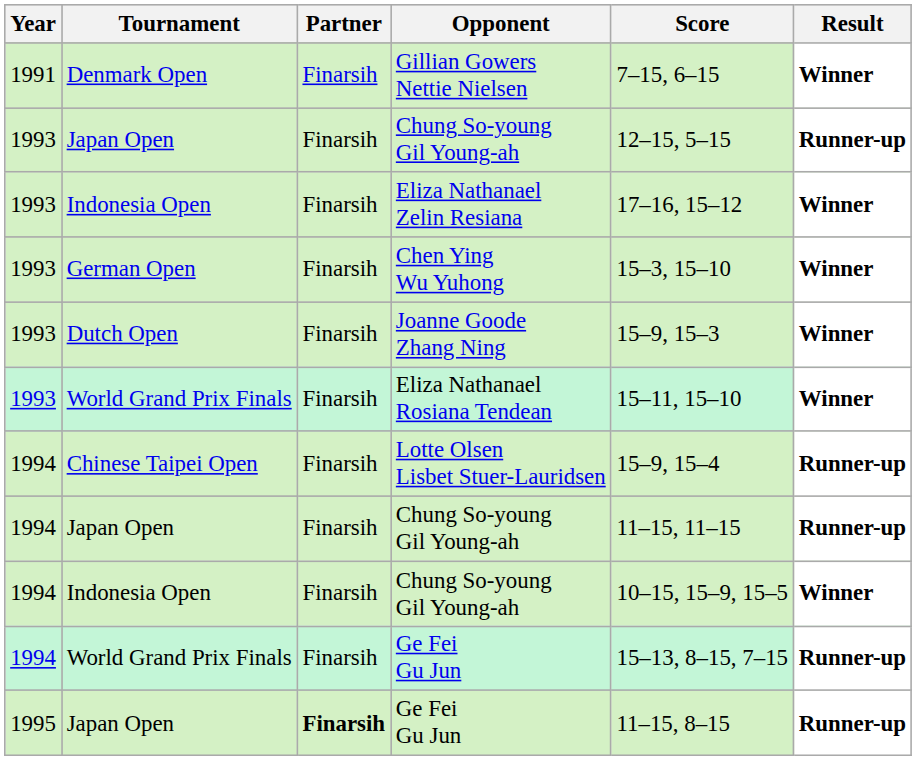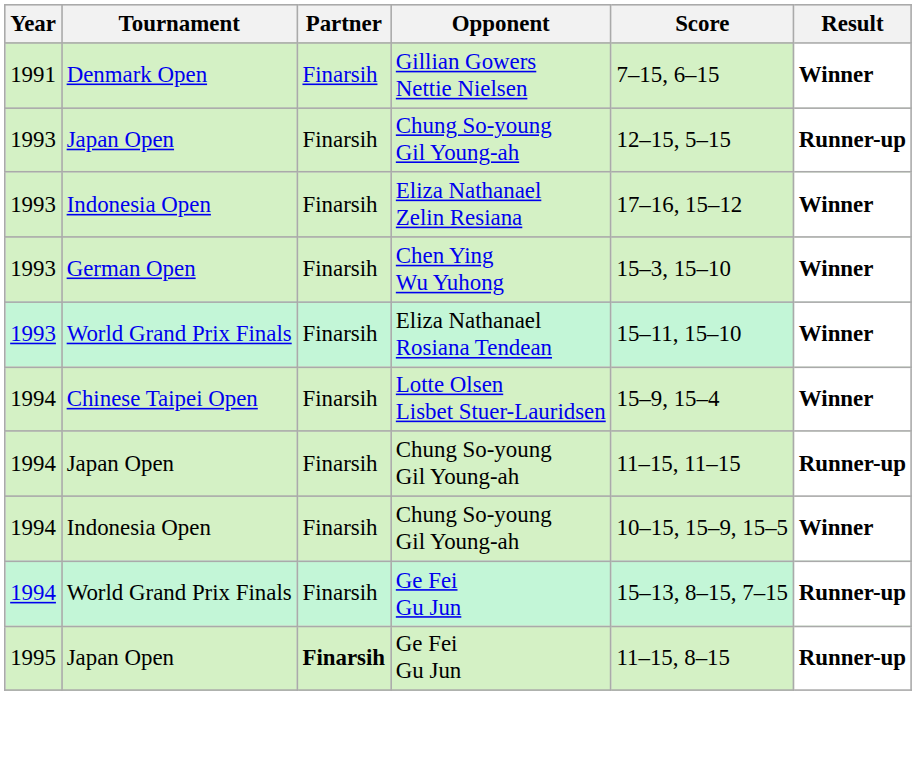- row: (122, 334)
(852, 463) Runner-up -> (836, 399) Winner
